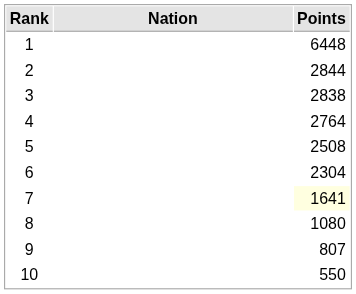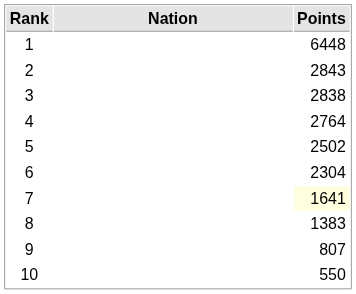(328, 71) 2844 -> (328, 71) 2843
(328, 147) 2508 -> (328, 147) 2502
(328, 224) 1080 -> (328, 224) 1383
